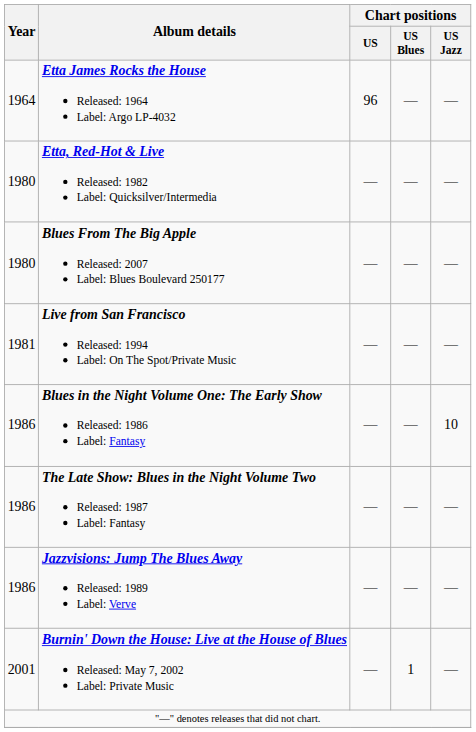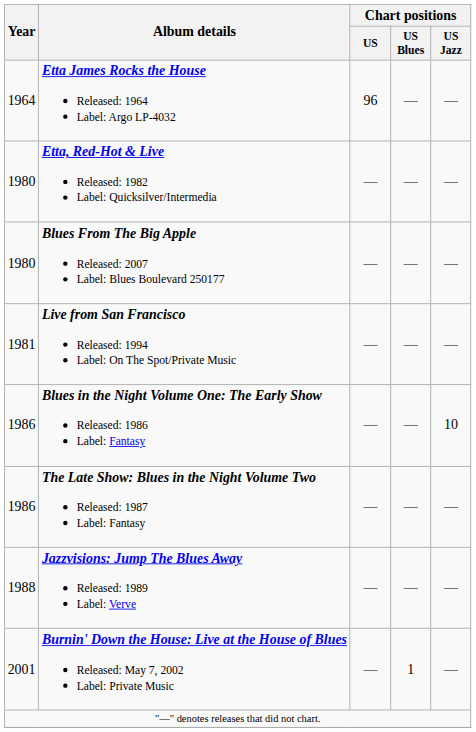(22, 587) 1986 -> (22, 587) 1988
